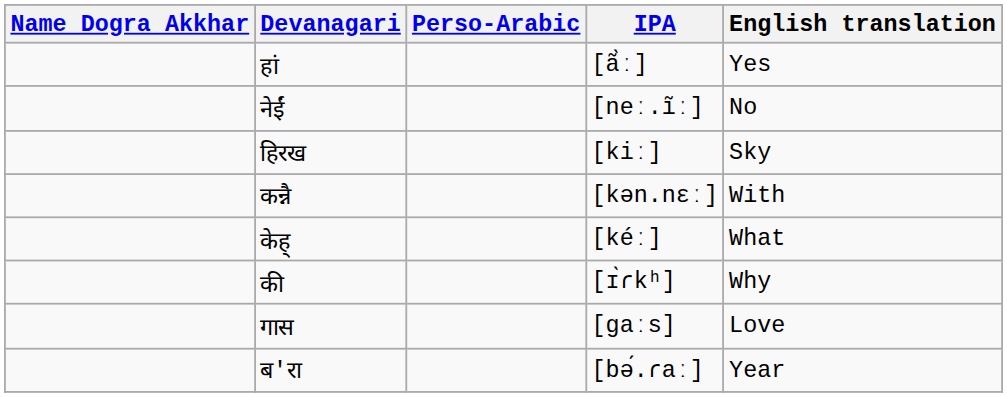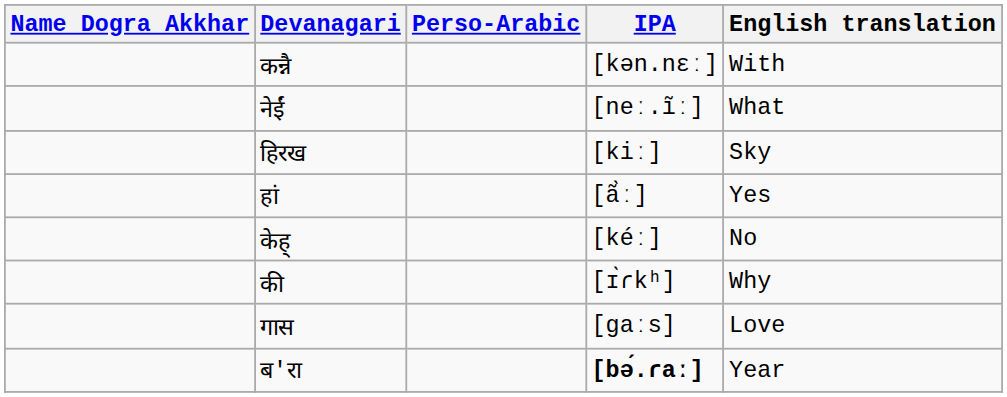rows swapped: (269, 68) <-> (276, 198)
(743, 108) No -> (757, 108) What
(757, 239) What -> (743, 239) No
(648, 370) normal -> (648, 370) bold
